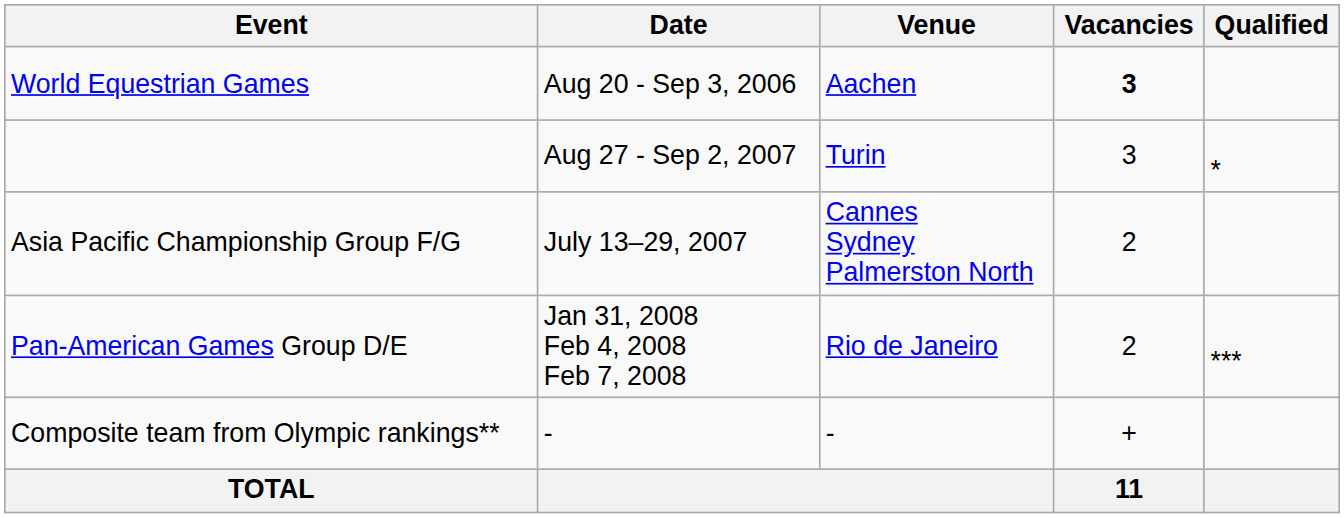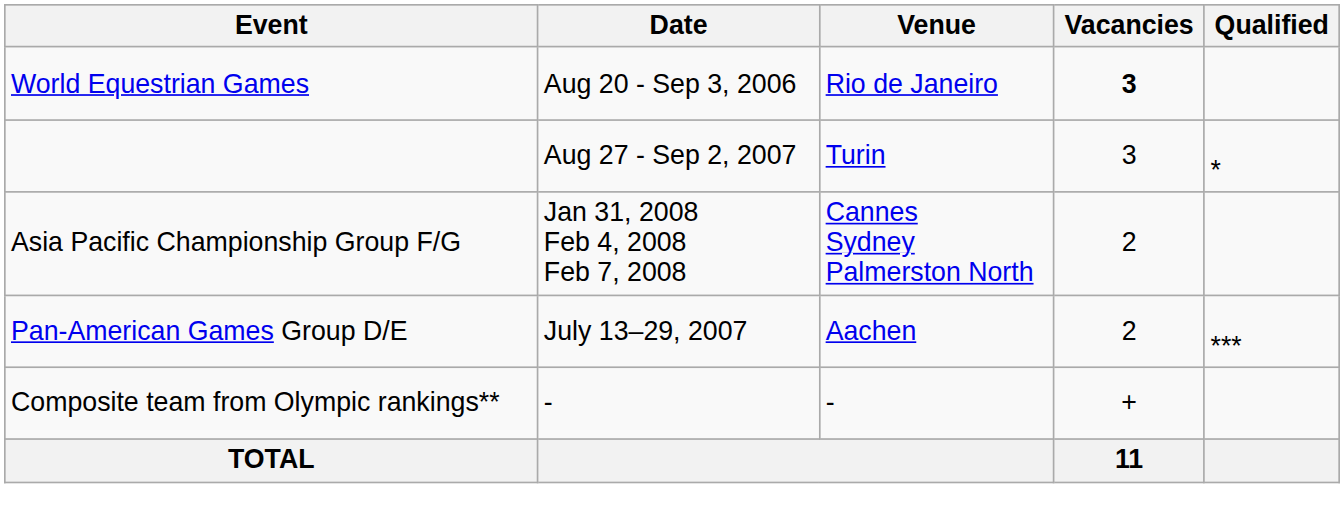(871, 83) Aachen -> (912, 83) Rio de Janeiro
(646, 242) July 13–29, 2007 -> (621, 242) Jan 31, 2008 Feb 4, 2008 Feb 7, 2008
(621, 345) Jan 31, 2008 Feb 4, 2008 Feb 7, 2008 -> (646, 330) July 13–29, 2007
(912, 345) Rio de Janeiro -> (871, 330) Aachen
